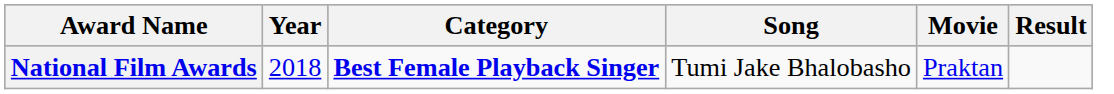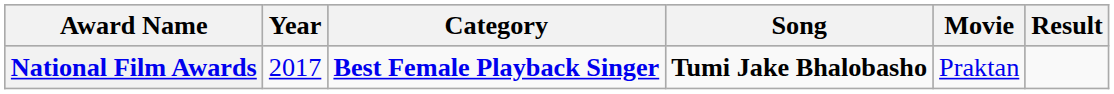(295, 66) 2018 -> (295, 66) 2017
(791, 66) normal -> (799, 66) bold
